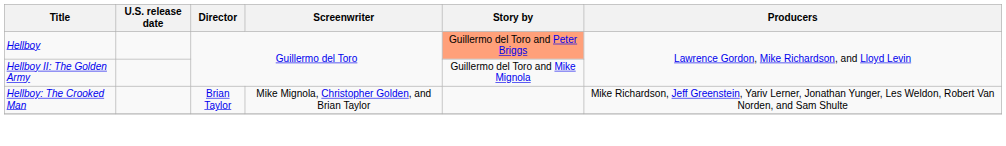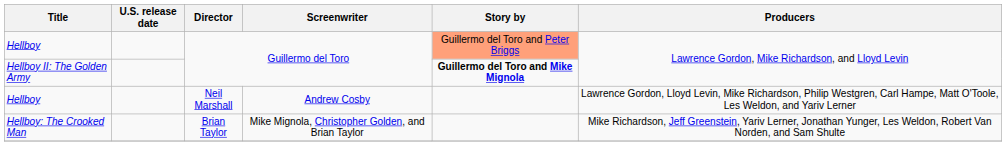(513, 72) normal -> (505, 72) bold
+ row: (23, 100)
